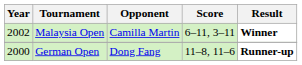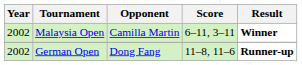(18, 51) 2000 -> (18, 51) 2002
